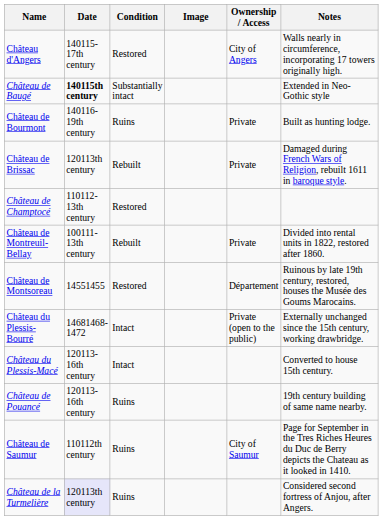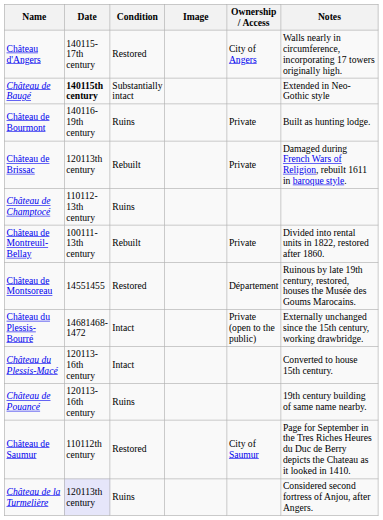(129, 207) Restored -> (124, 207) Ruins
(124, 449) Ruins -> (129, 449) Restored
